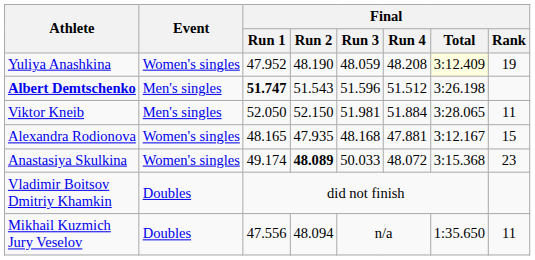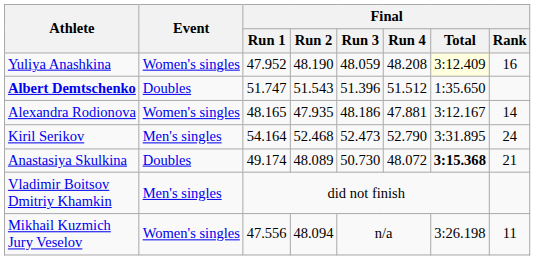(509, 64) 19 -> (510, 64) 16
(182, 88) Men's singles -> (167, 88) Doubles
(267, 88) bold -> (267, 88) normal
(360, 88) 51.596 -> (360, 88) 51.396
(459, 88) 3:26.198 -> (460, 88) 1:35.650
- row: (46, 112)
(360, 136) 48.168 -> (360, 112) 48.186
(509, 136) 15 -> (510, 112) 14
+ row: (46, 136)
(191, 160) Women's singles -> (167, 160) Doubles
(313, 160) bold -> (313, 160) normal
(360, 160) 50.033 -> (360, 160) 50.730
(459, 160) normal -> (460, 160) bold
(509, 160) 23 -> (510, 160) 21
(167, 193) Doubles -> (182, 193) Men's singles
(167, 234) Doubles -> (191, 234) Women's singles
(459, 234) 1:35.650 -> (460, 234) 3:26.198
